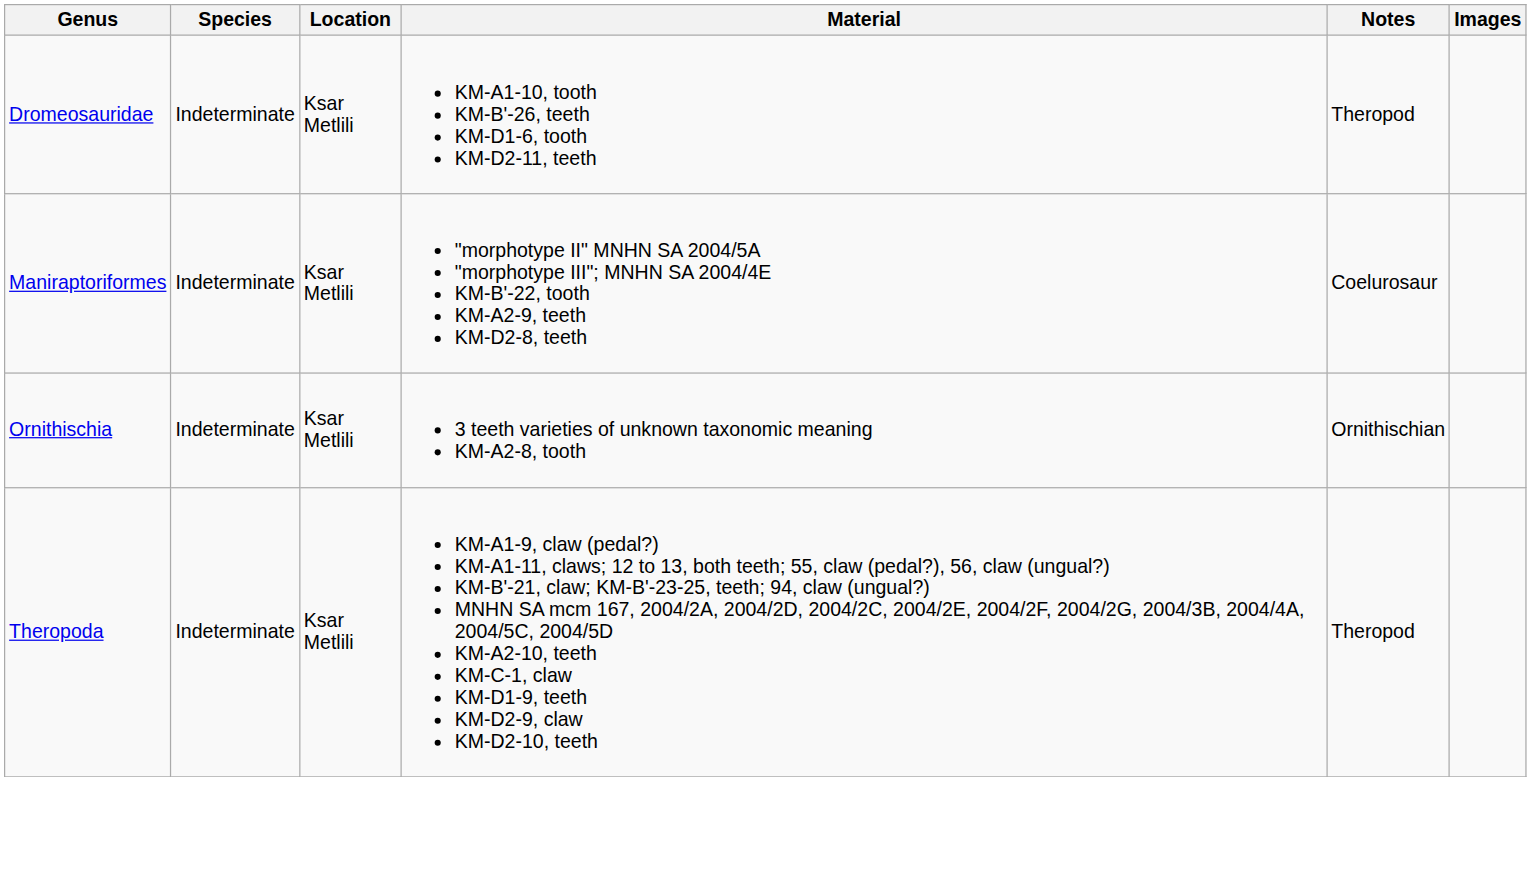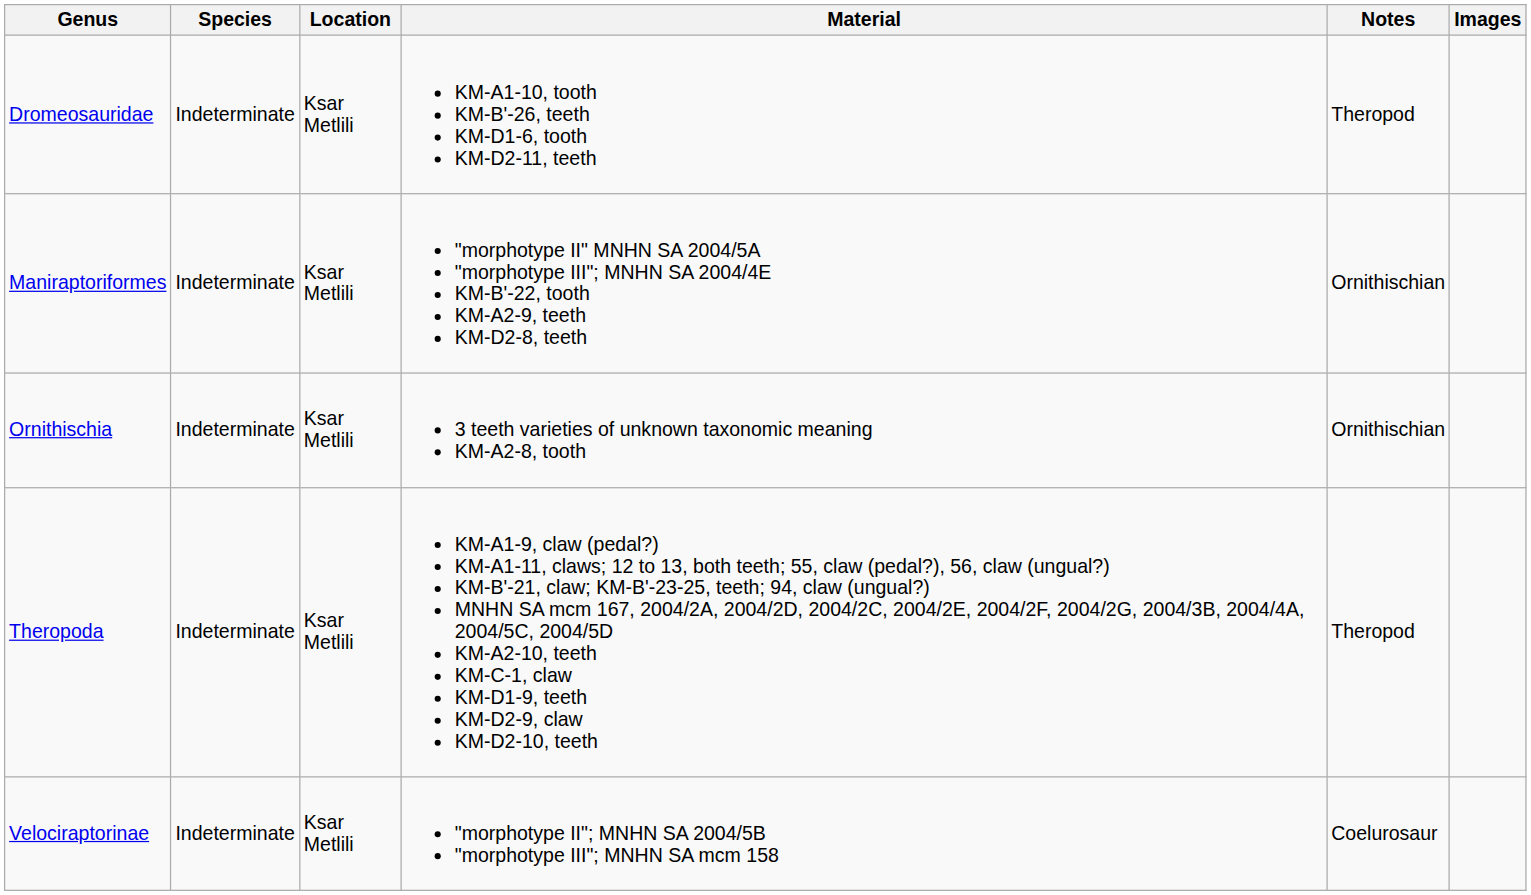(1384, 283) Coelurosaur -> (1388, 283) Ornithischian
+ row: (79, 833)
